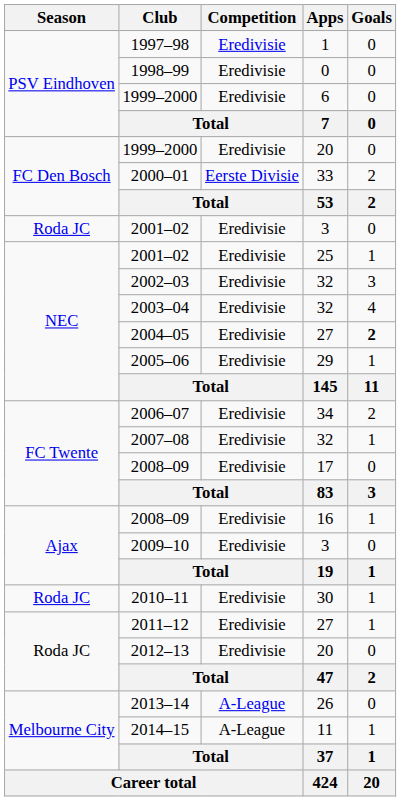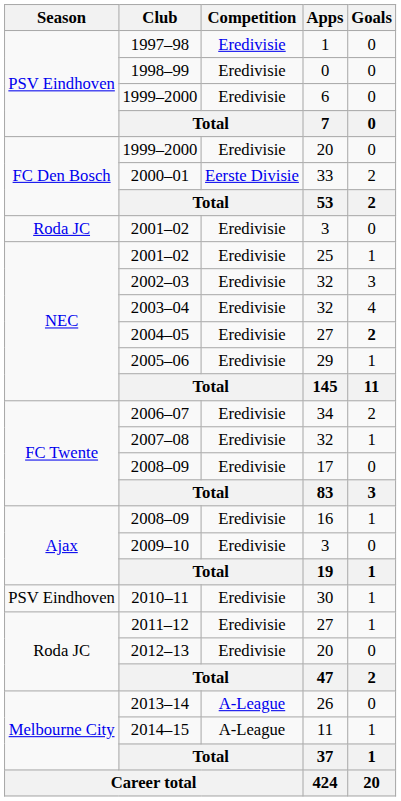(62, 598) Roda JC -> (62, 598) PSV Eindhoven
